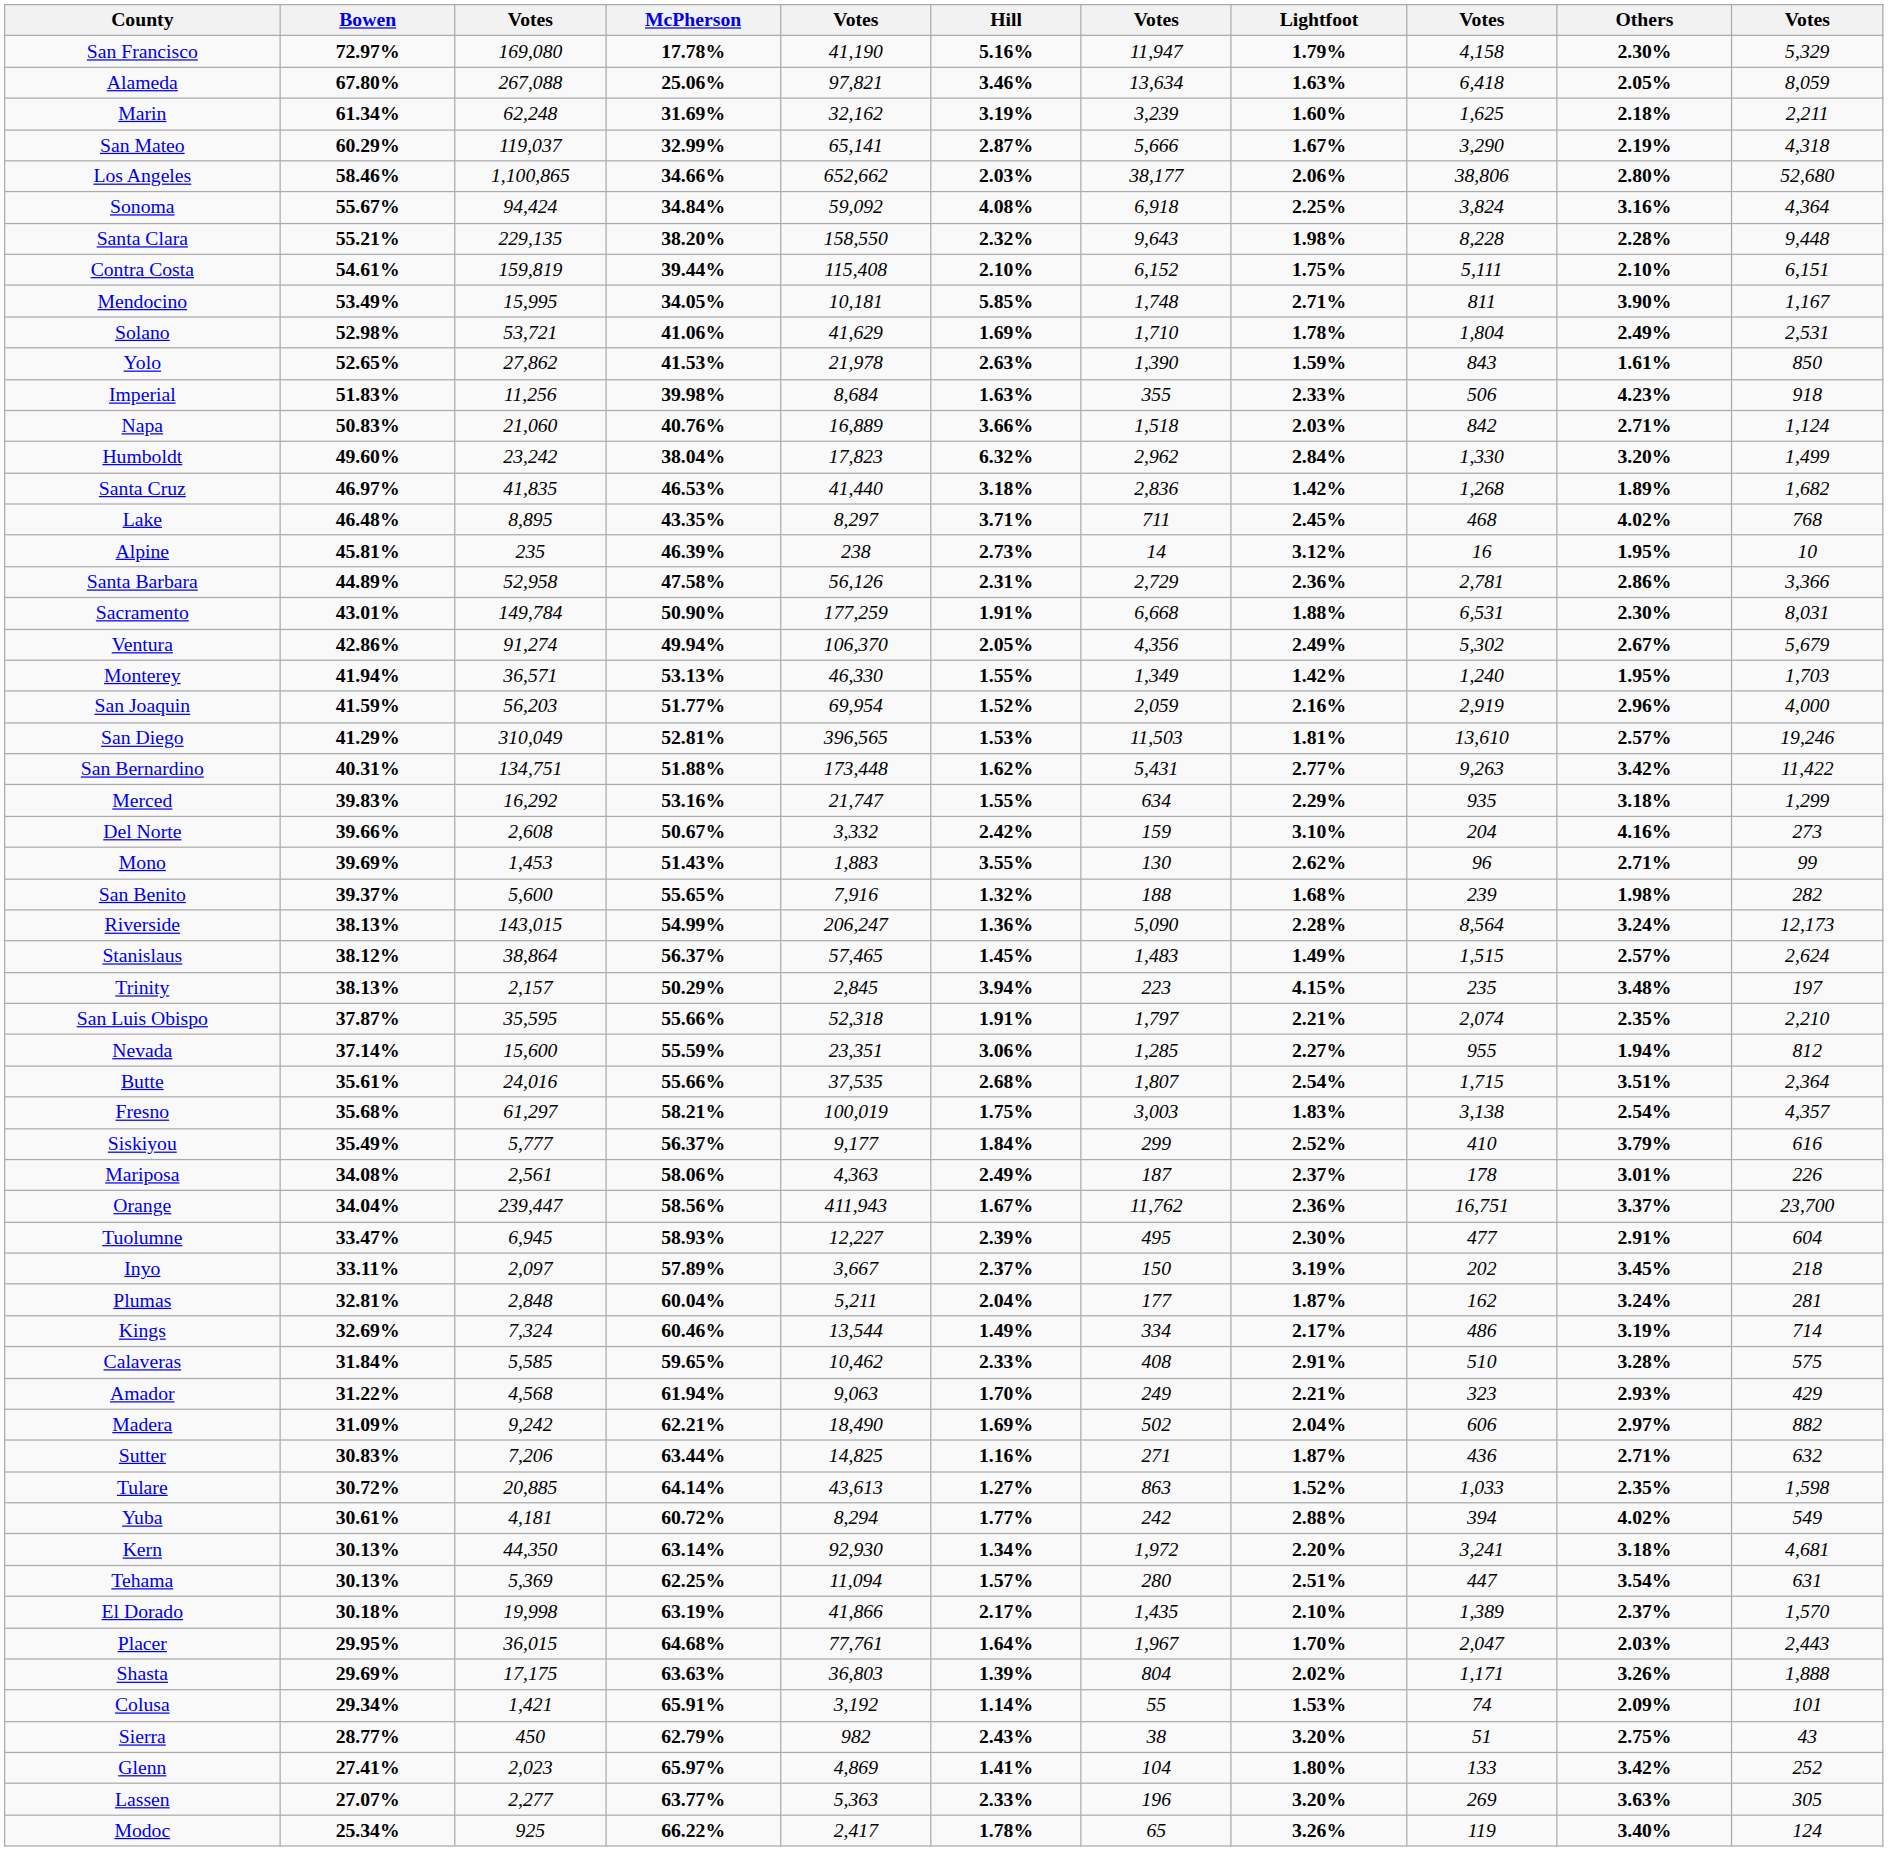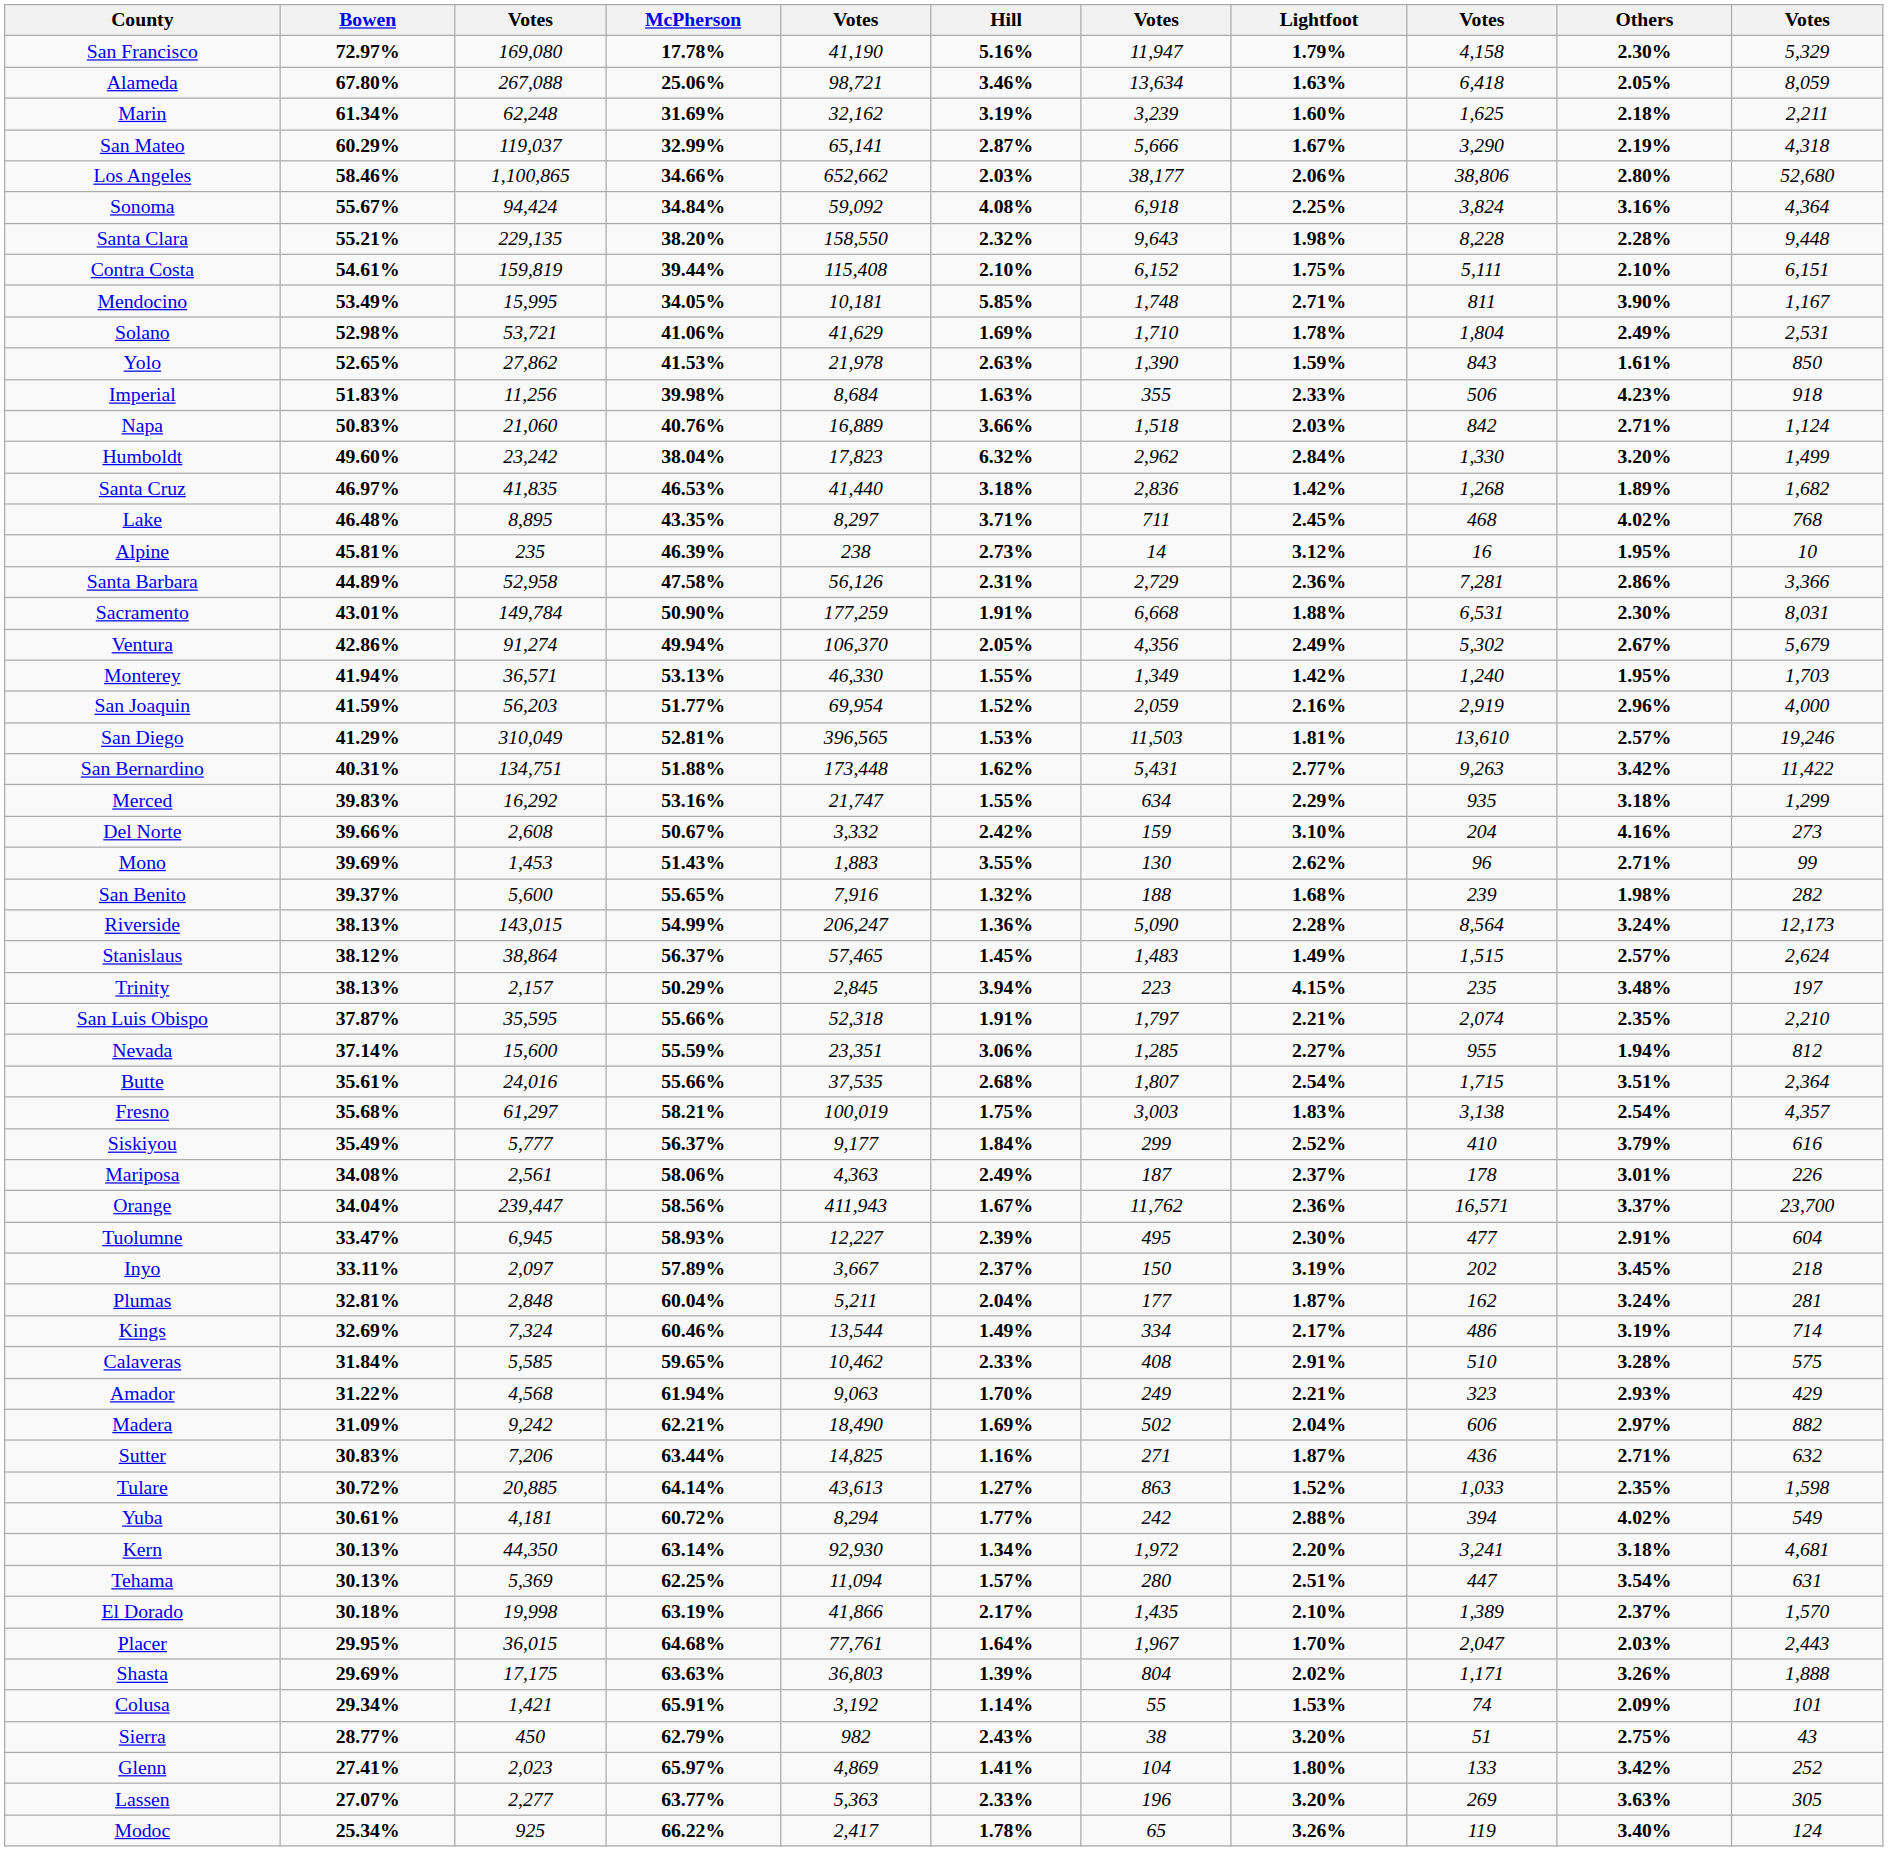(856, 82) 97,821 -> (856, 82) 98,721
(1482, 581) 2,781 -> (1482, 581) 7,281
(1482, 1206) 16,751 -> (1482, 1206) 16,571
